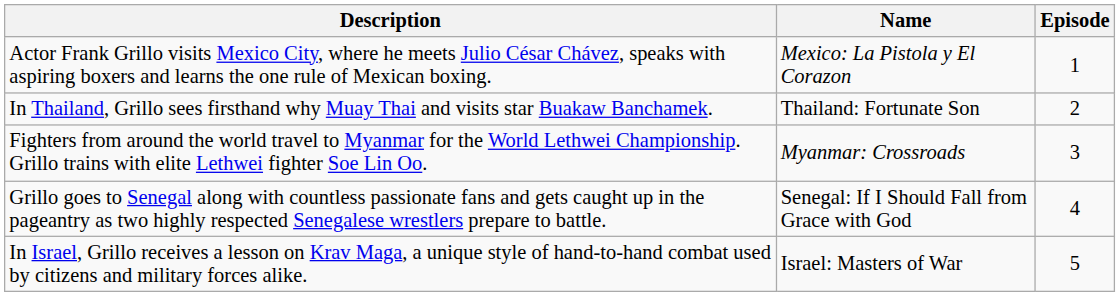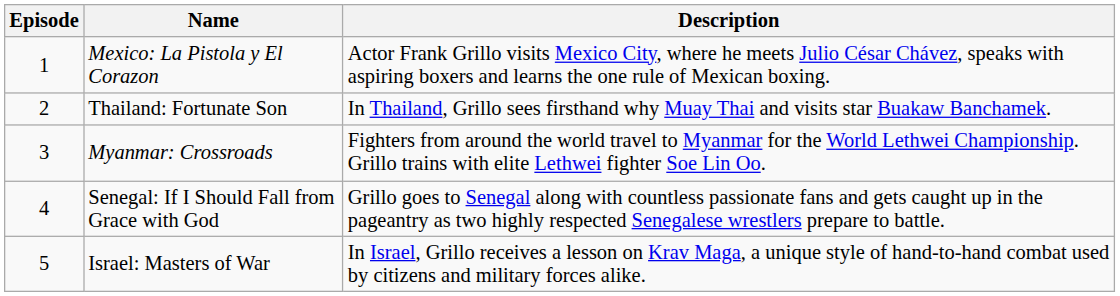columns swapped: (1075, 20) <-> (390, 20)
